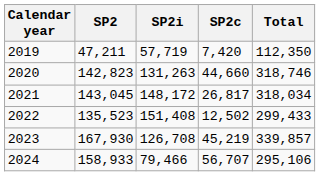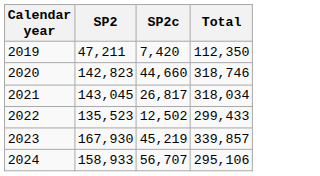- column: (168, 23)
